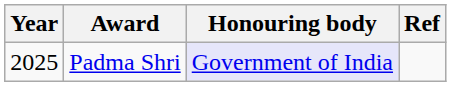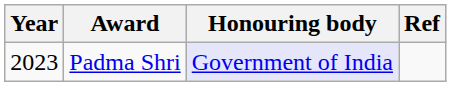(34, 61) 2025 -> (34, 61) 2023
